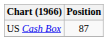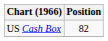(84, 28) 87 -> (84, 28) 82
